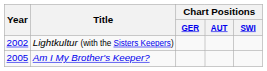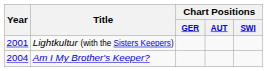(17, 43) 2002 -> (17, 43) 2001
(17, 58) 2005 -> (17, 58) 2004
